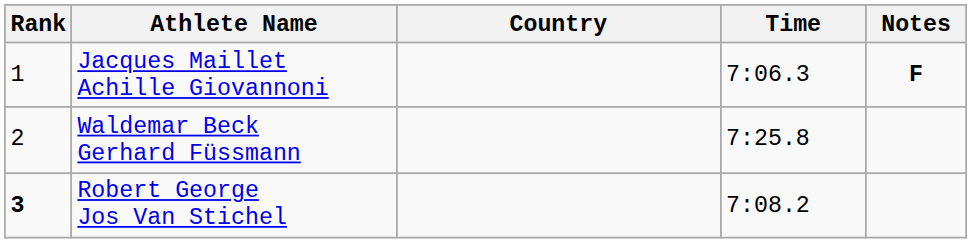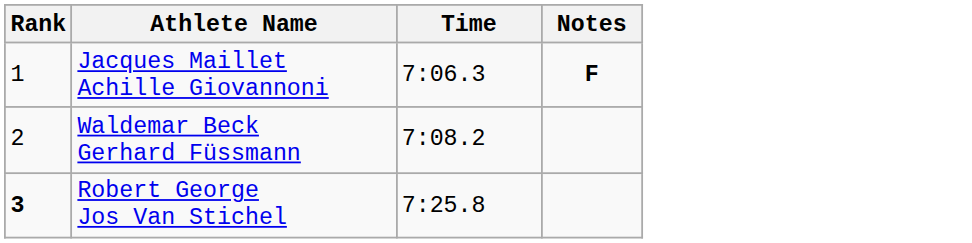- column: (558, 24)
(768, 140) 7:25.8 -> (444, 140) 7:08.2
(768, 205) 7:08.2 -> (444, 205) 7:25.8
